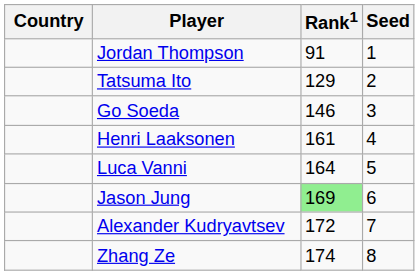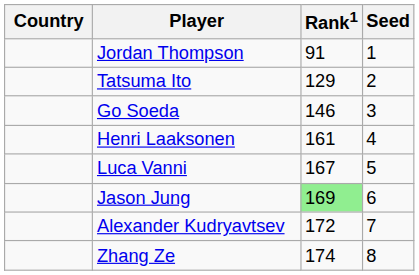(320, 168) 164 -> (320, 168) 167
